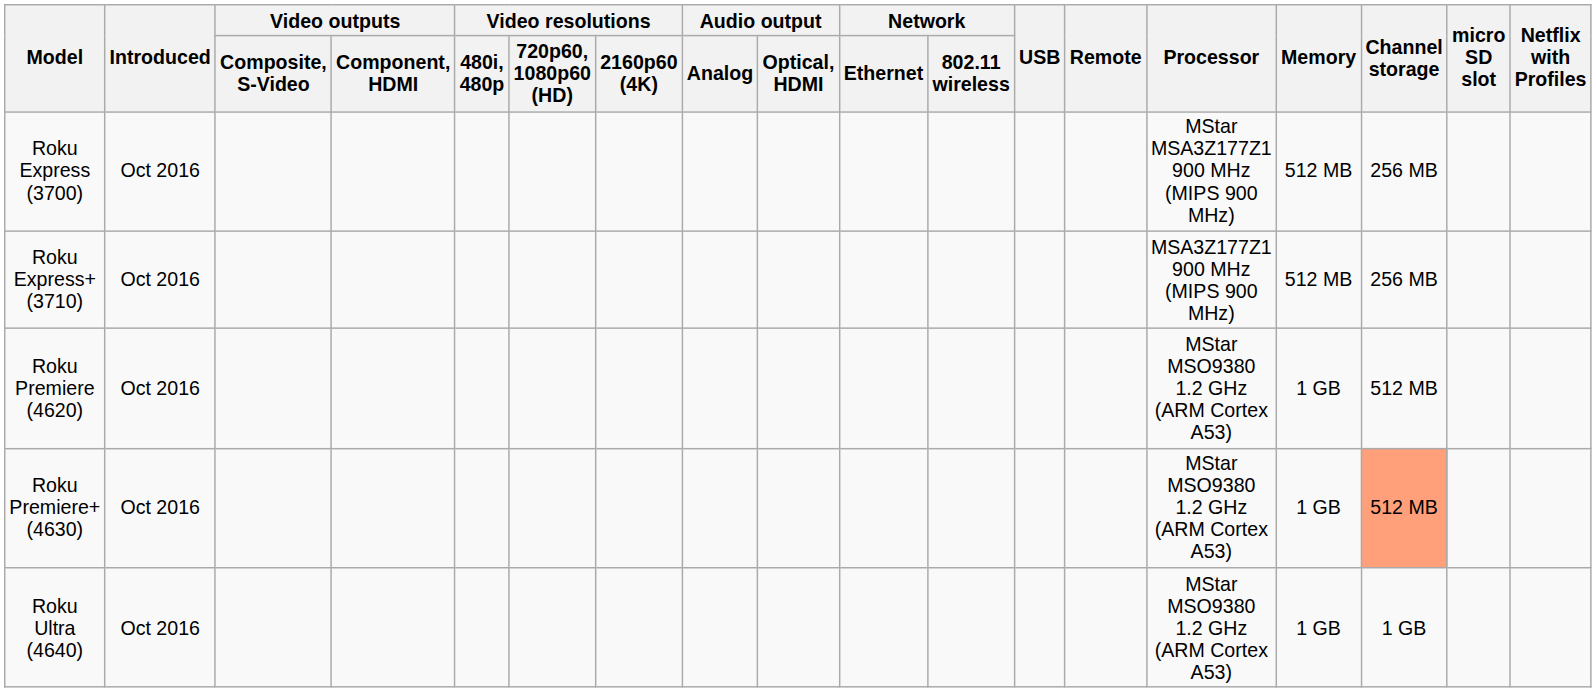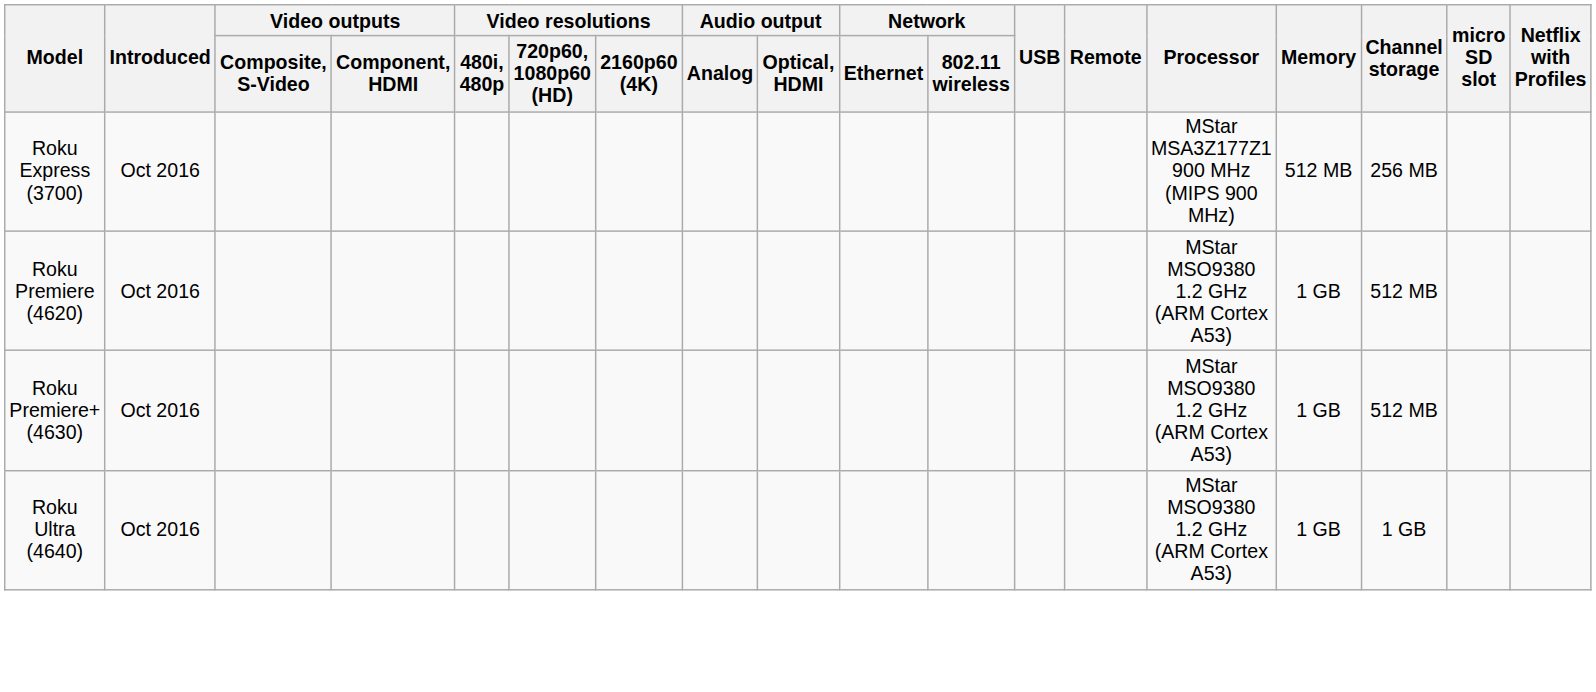- row: (55, 280)
(1404, 508) lightsalmon background -> (1404, 411) no background
